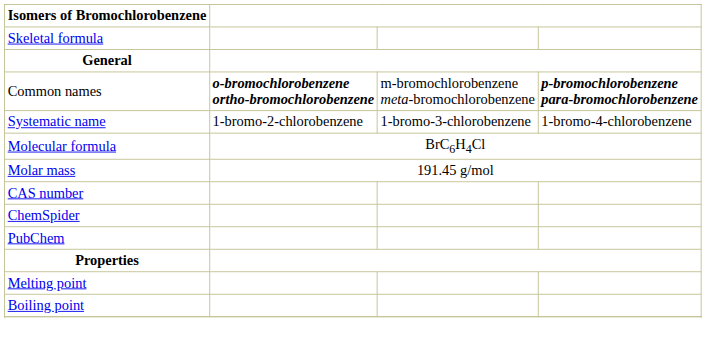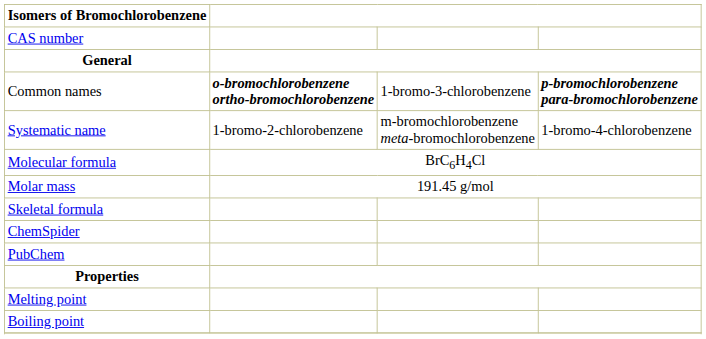rows swapped: (55, 38) <-> (45, 193)
(458, 91) m-bromochlorobenzene meta-bromochlorobenzene -> (456, 91) 1-bromo-3-chlorobenzene
(456, 121) 1-bromo-3-chlorobenzene -> (458, 130) m-bromochlorobenzene meta-bromochlorobenzene
